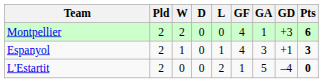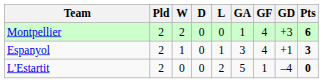columns swapped: (242, 13) <-> (264, 13)
